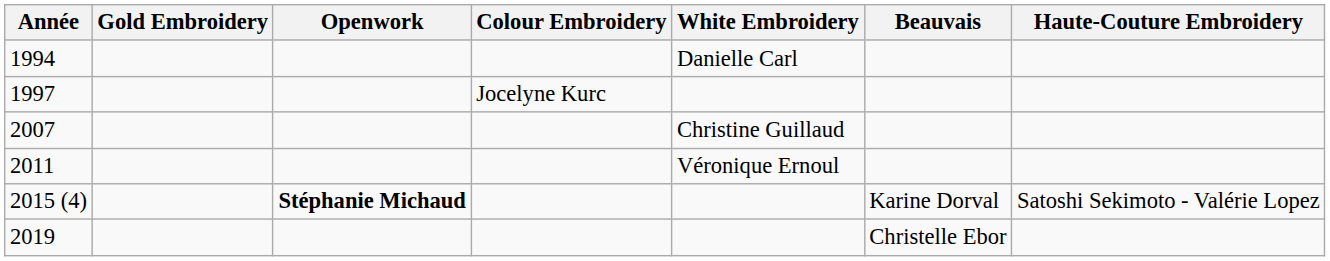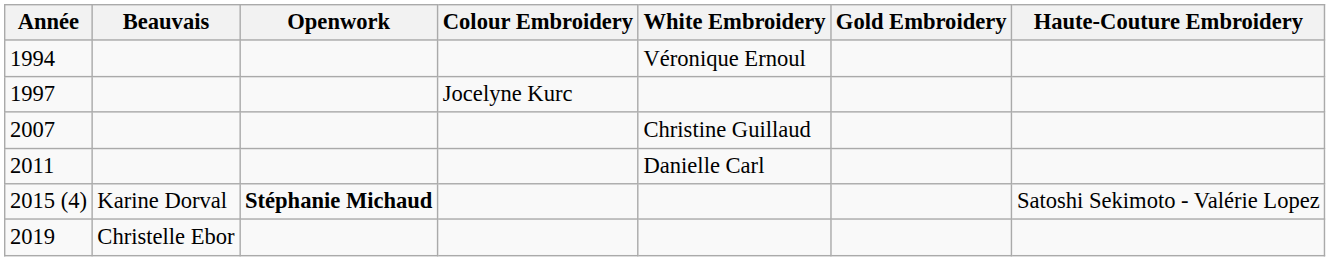columns swapped: (938, 22) <-> (183, 22)
(737, 58) Danielle Carl -> (725, 58) Véronique Ernoul
(758, 165) Véronique Ernoul -> (704, 165) Danielle Carl
